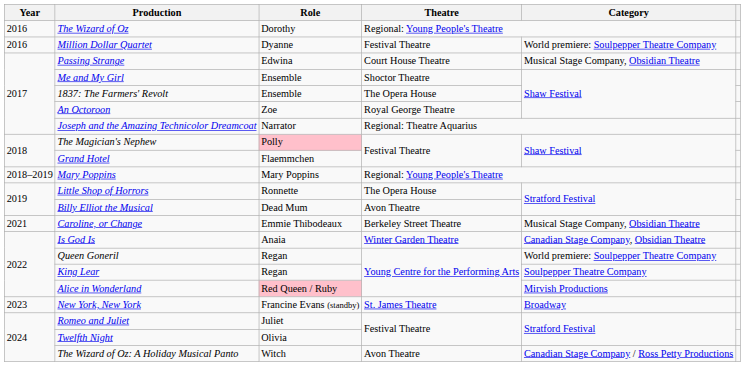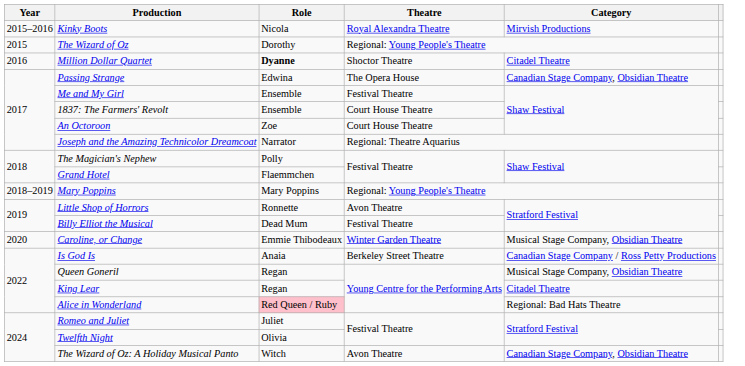+ row: (82, 28)
(17, 28) 2016 -> (17, 45) 2015
(277, 45) normal -> (278, 61) bold
(397, 45) Festival Theatre -> (380, 61) Shoctor Theatre
(620, 45) World premiere: Soulpepper Theatre Company -> (538, 61) Citadel Theatre
(407, 61) Court House Theatre -> (383, 77) The Opera House
(612, 61) Musical Stage Company, Obsidian Theatre -> (597, 77) Canadian Stage Company, Obsidian Theatre
(397, 77) Shoctor Theatre -> (380, 93) Festival Theatre
(400, 93) The Opera House -> (390, 110) Court House Theatre
(409, 110) Royal George Theatre -> (390, 126) Court House Theatre
(272, 142) pink background -> (272, 158) no background
(400, 191) The Opera House -> (375, 207) Avon Theatre
(392, 207) Avon Theatre -> (380, 223) Festival Theatre
(17, 223) 2021 -> (17, 239) 2020
(413, 223) Berkeley Street Theatre -> (394, 239) Winter Garden Theatre
(411, 239) Winter Garden Theatre -> (395, 256) Berkeley Street Theatre
(615, 239) Canadian Stage Company, Obsidian Theatre -> (611, 256) Canadian Stage Company / Ross Petty Productions
(620, 256) World premiere: Soulpepper Theatre Company -> (594, 272) Musical Stage Company, Obsidian Theatre
(585, 272) Soulpepper Theatre Company -> (538, 288) Citadel Theatre
(566, 288) Mirvish Productions -> (564, 304) Regional: Bad Hats Theatre
- row: (99, 304)
(629, 353) Canadian Stage Company / Ross Petty Productions -> (597, 353) Canadian Stage Company, Obsidian Theatre
